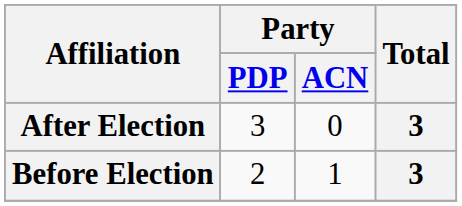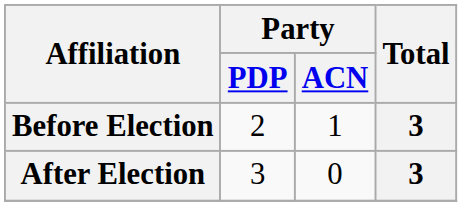rows swapped: (113, 175) <-> (113, 126)
